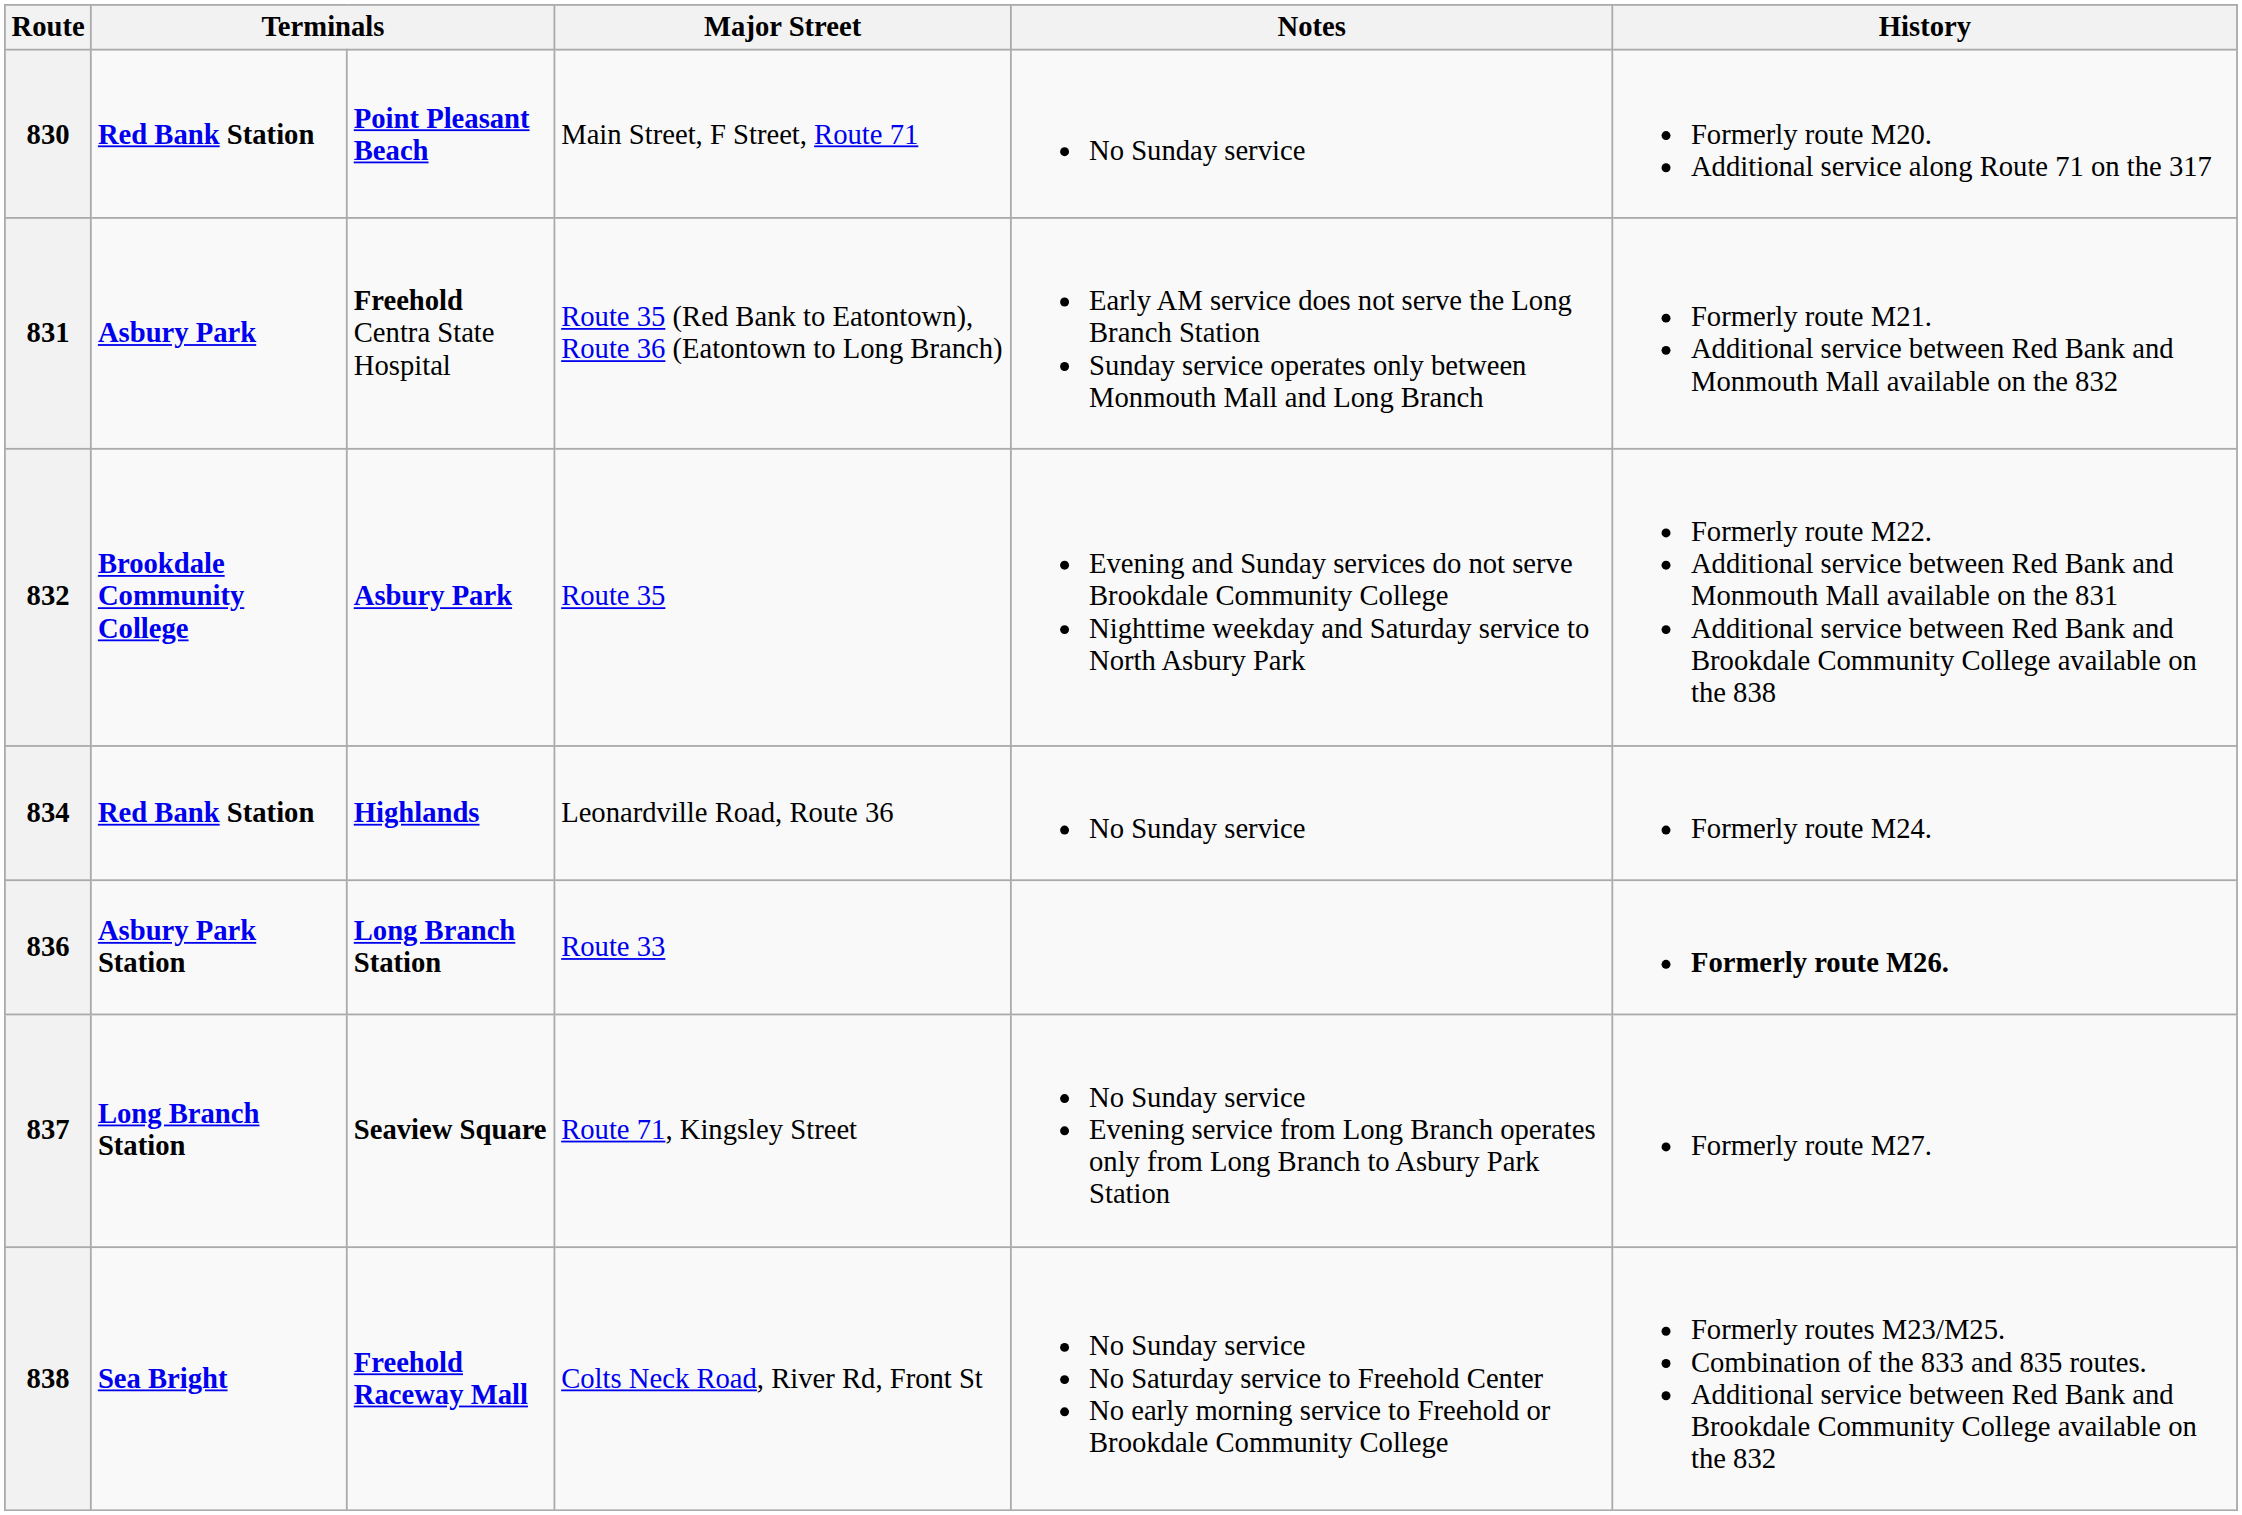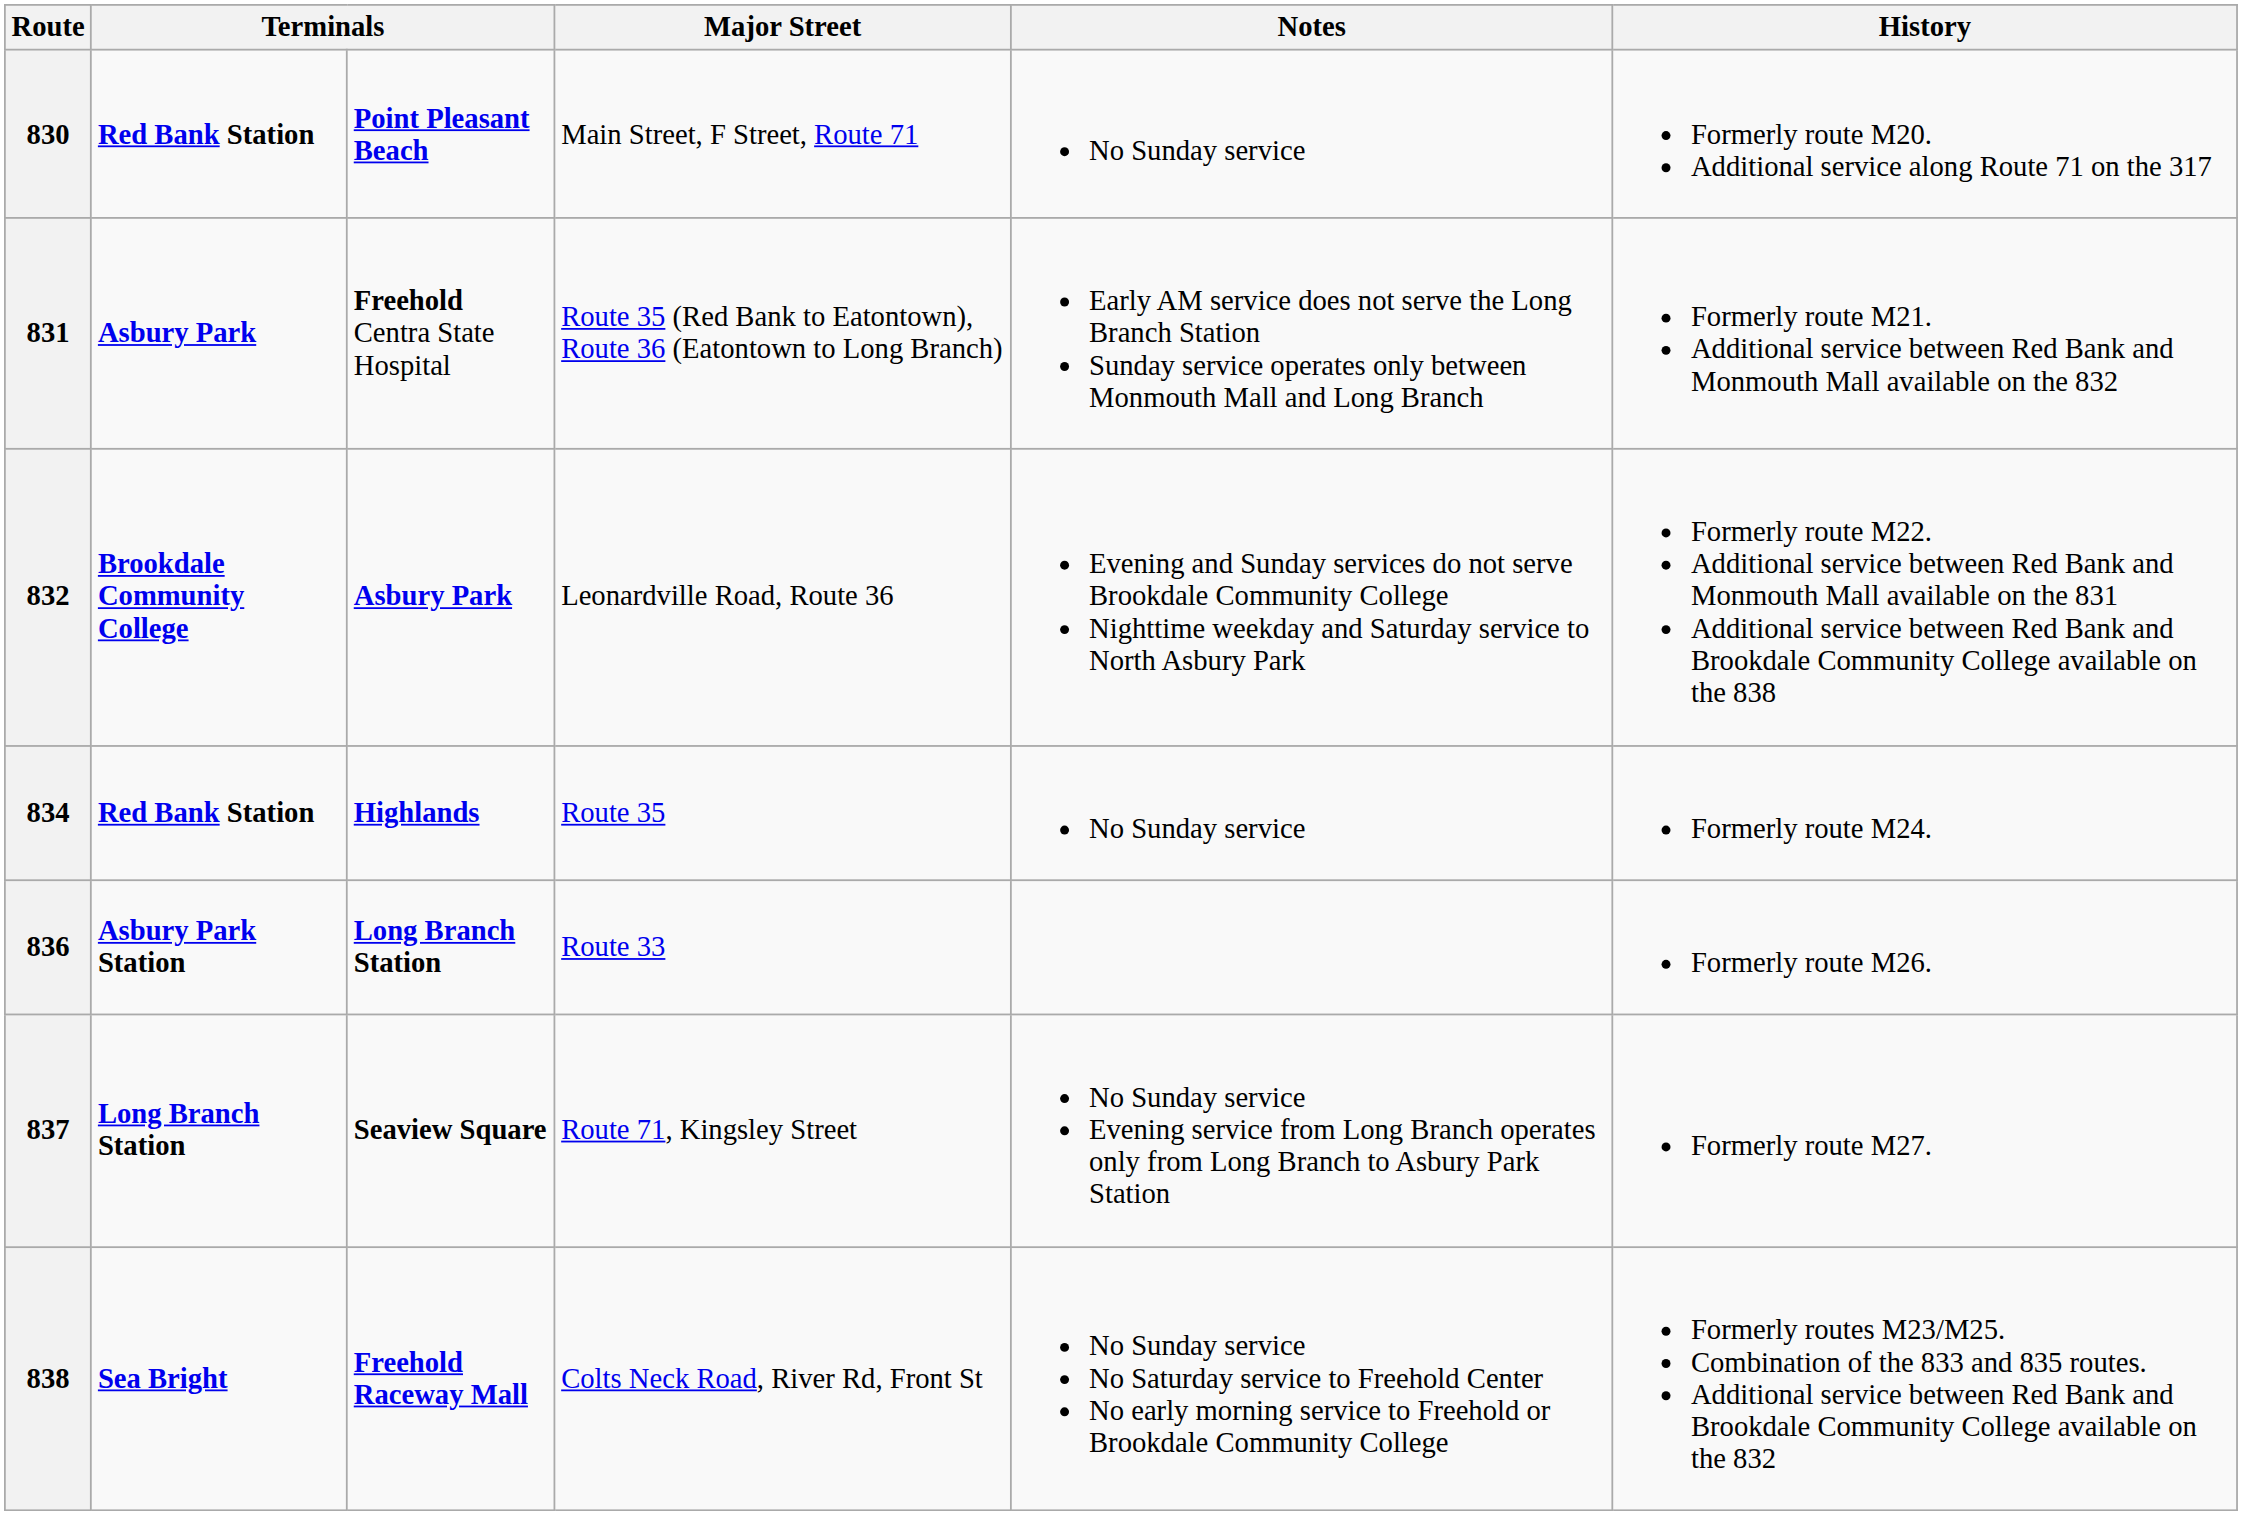(613, 596) Route 35 -> (727, 596) Leonardville Road, Route 36
(727, 812) Leonardville Road, Route 36 -> (613, 812) Route 35
(1925, 964) bold -> (1925, 964) normal
